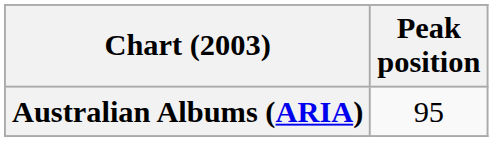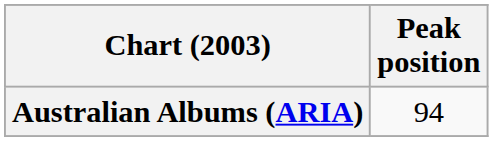(429, 111) 95 -> (429, 111) 94
